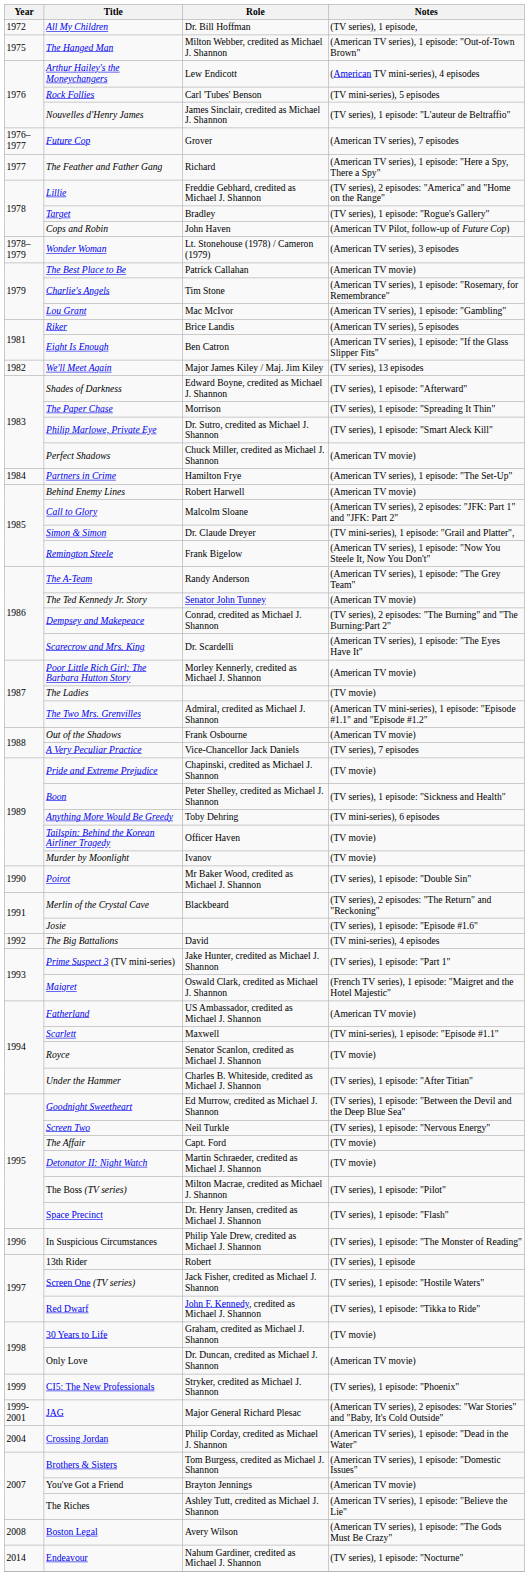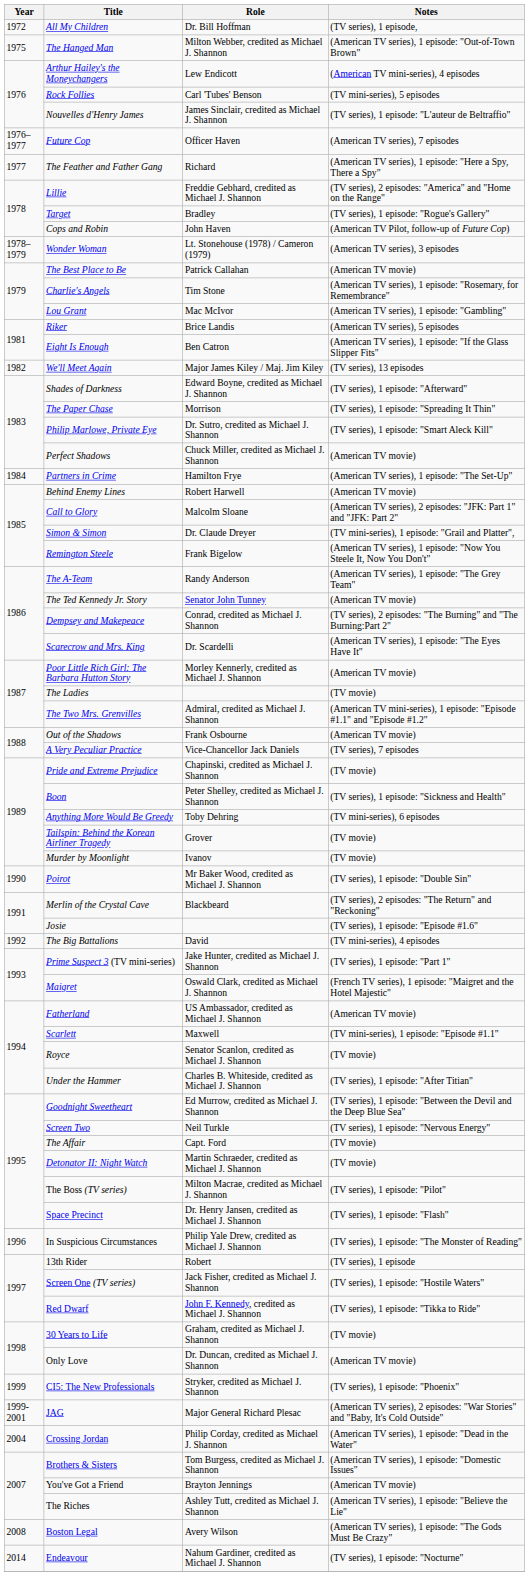(199, 141) Grover -> (212, 141) Officer Haven
(212, 838) Officer Haven -> (199, 838) Grover
